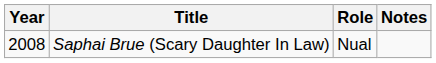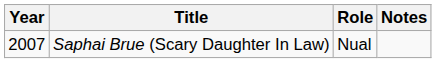(27, 44) 2008 -> (27, 44) 2007
